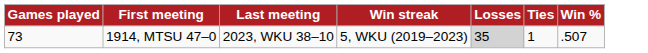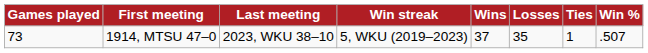+ column: (490, 15)
(482, 36) lightgrey background -> (520, 36) no background
